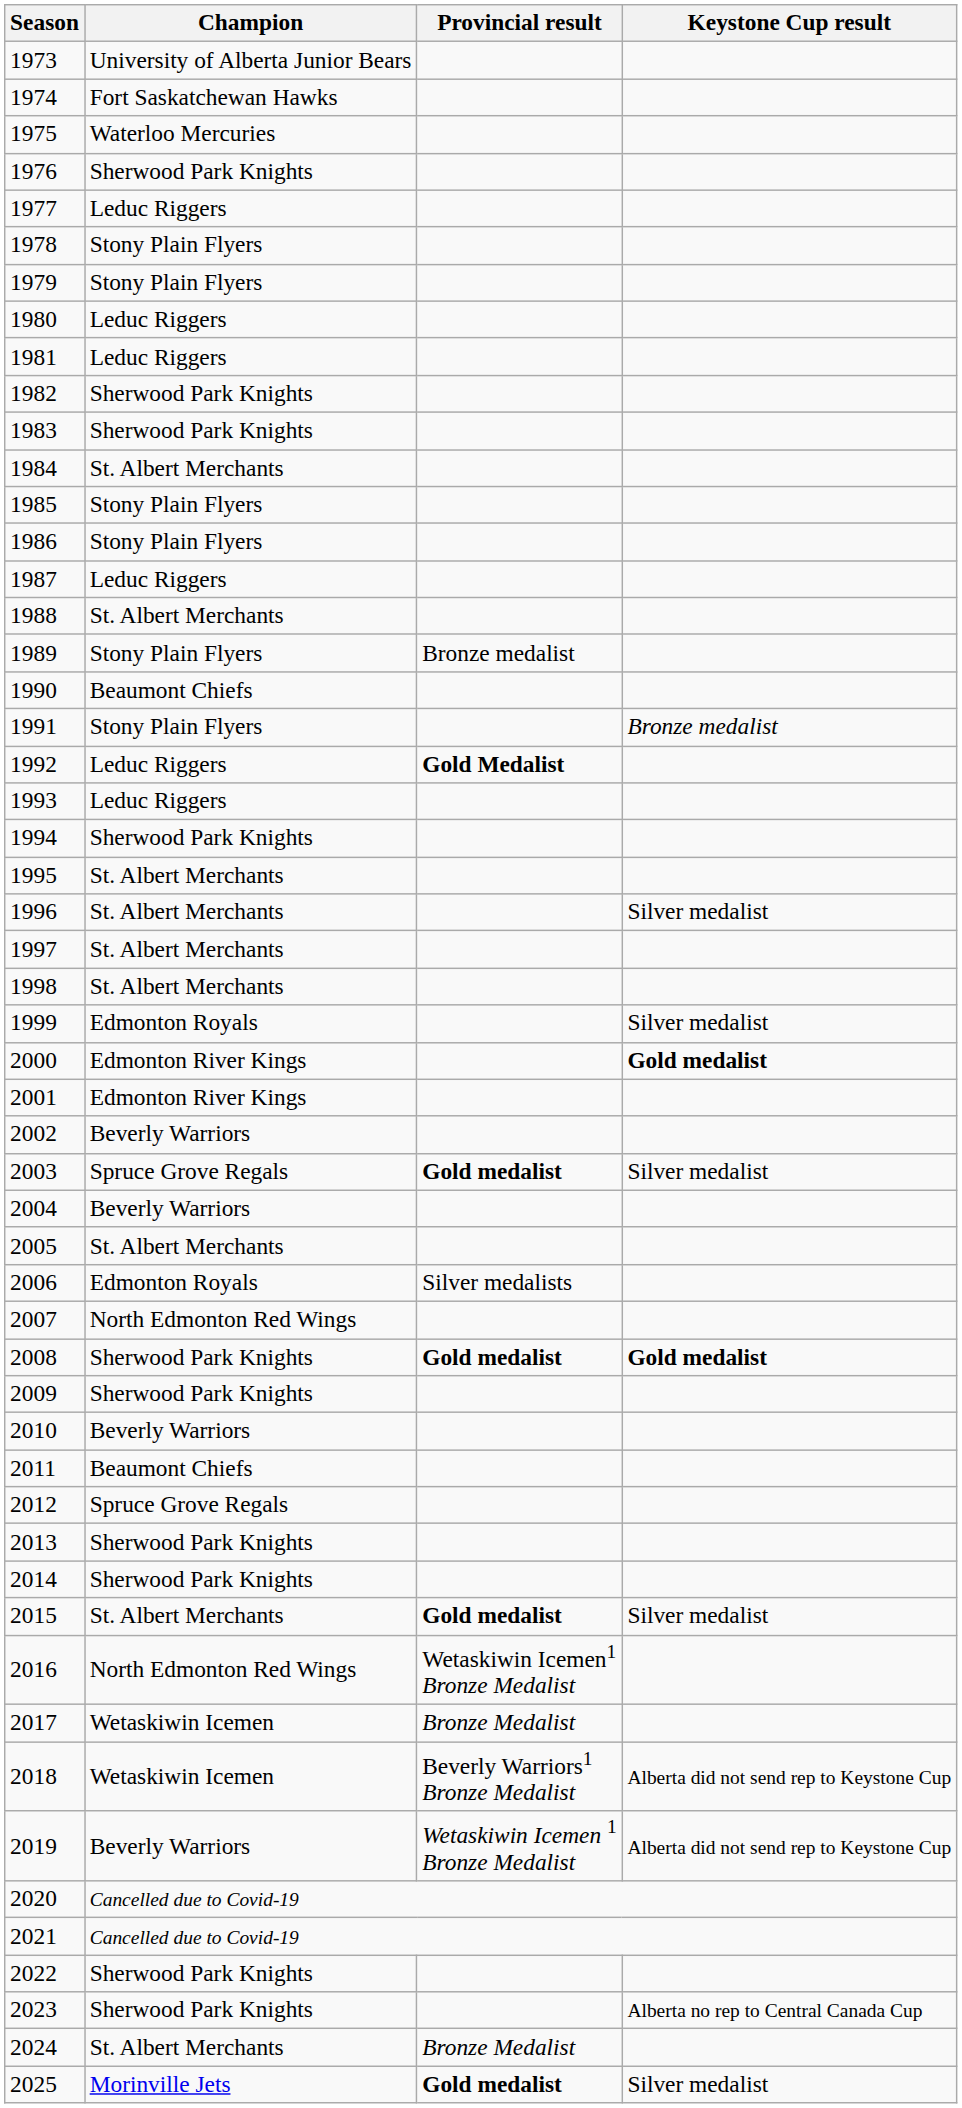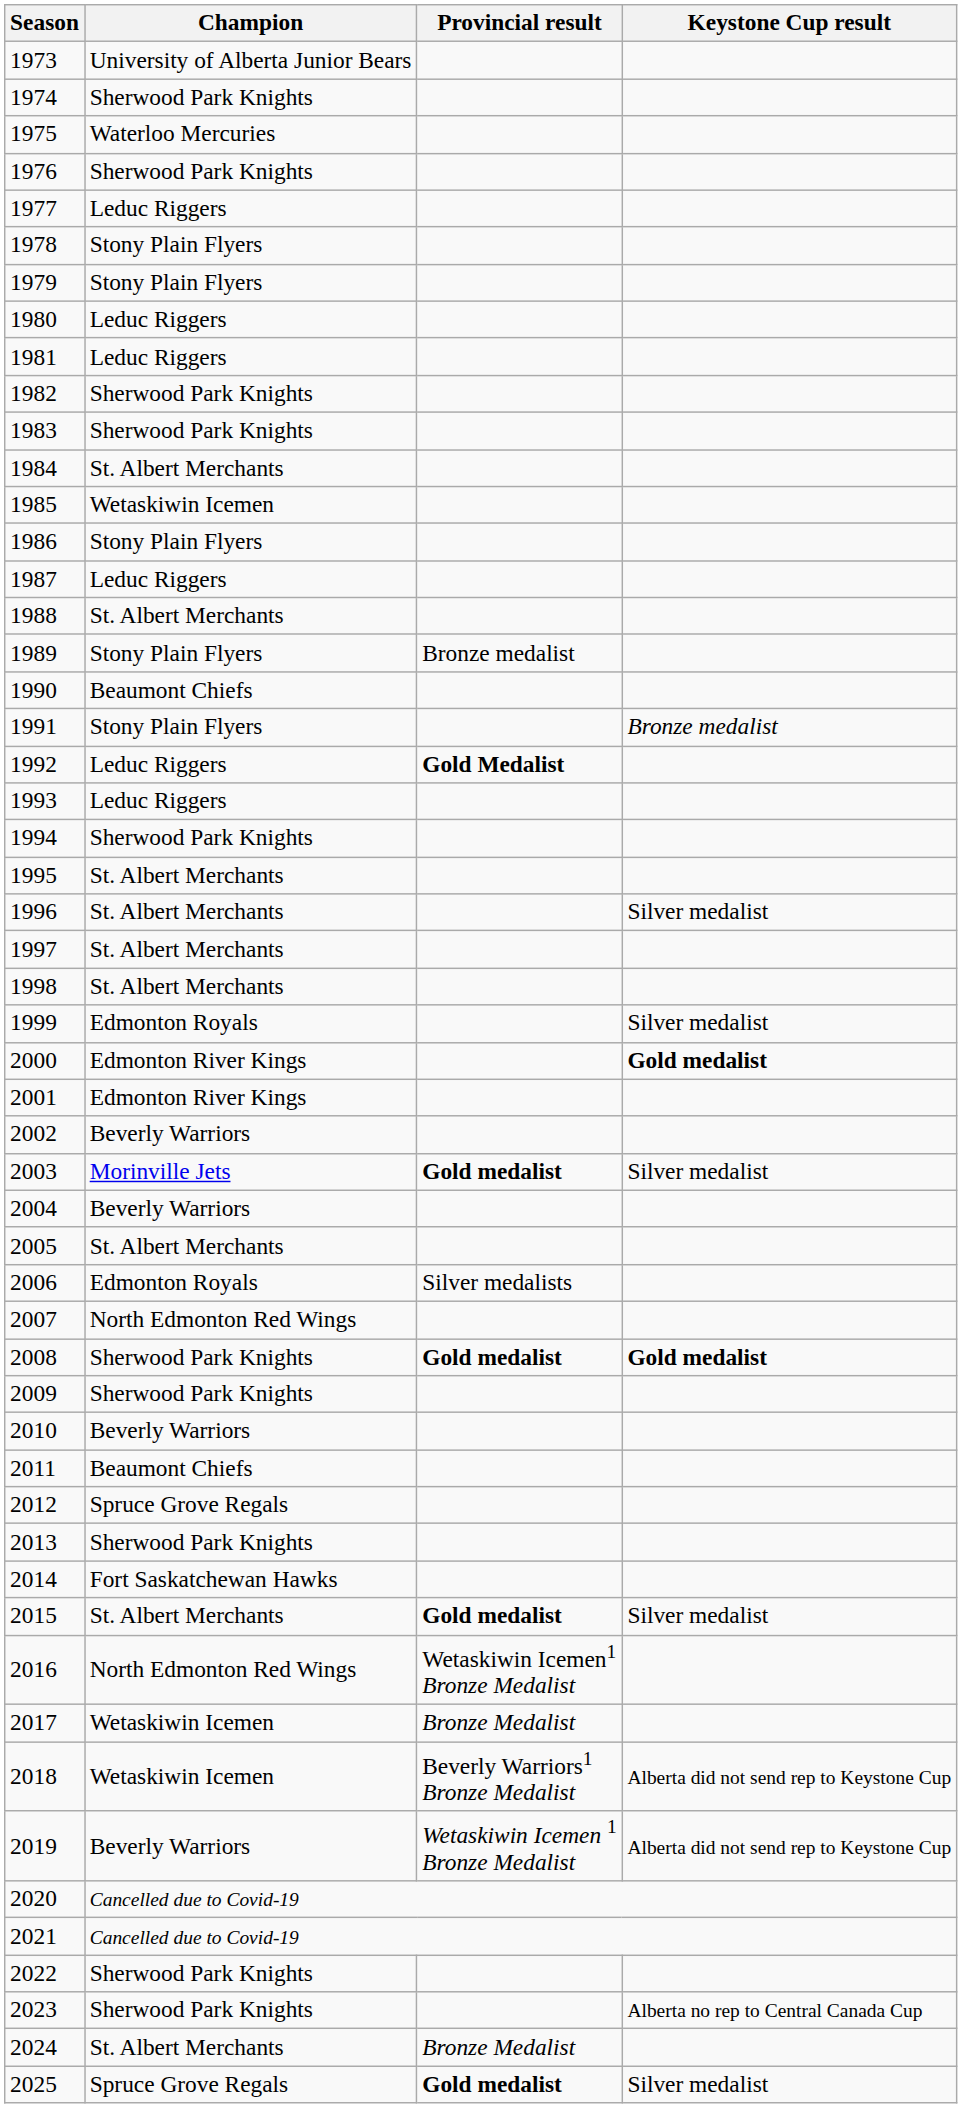(214, 97) Fort Saskatchewan Hawks -> (201, 97) Sherwood Park Knights
(176, 504) Stony Plain Flyers -> (182, 504) Wetaskiwin Icemen
(189, 1171) Spruce Grove Regals -> (160, 1171) Morinville Jets
(201, 1579) Sherwood Park Knights -> (214, 1579) Fort Saskatchewan Hawks
(160, 2084) Morinville Jets -> (189, 2084) Spruce Grove Regals
